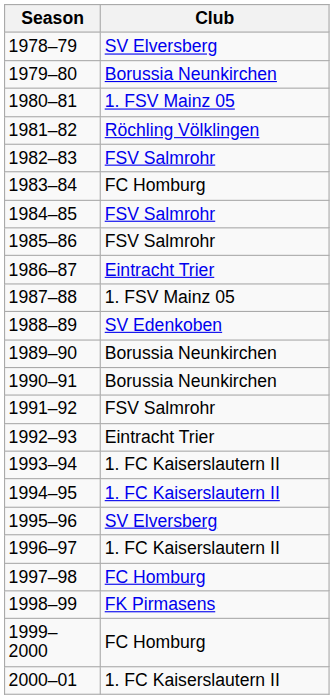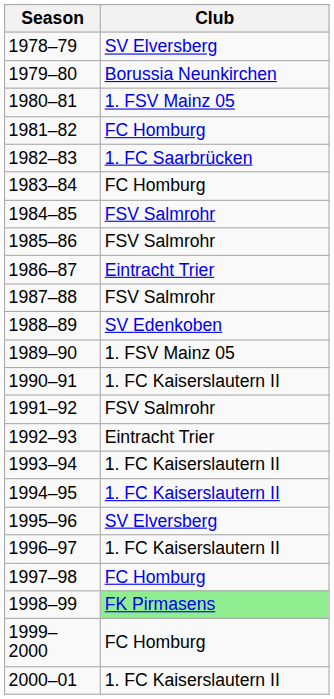(182, 130) Röchling Völklingen -> (155, 130) FC Homburg
(160, 158) FSV Salmrohr -> (179, 158) 1. FC Saarbrücken
(170, 297) 1. FSV Mainz 05 -> (160, 297) FSV Salmrohr
(191, 353) Borussia Neunkirchen -> (170, 353) 1. FSV Mainz 05
(191, 381) Borussia Neunkirchen -> (192, 381) 1. FC Kaiserslautern II
(160, 604) no background -> (160, 604) lightgreen background
